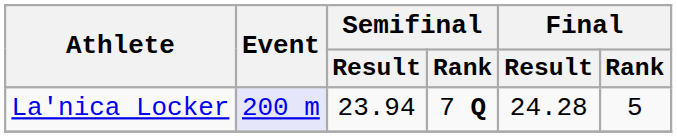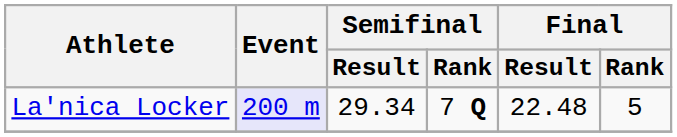(377, 109) 23.94 -> (377, 109) 29.34
(549, 109) 24.28 -> (549, 109) 22.48
